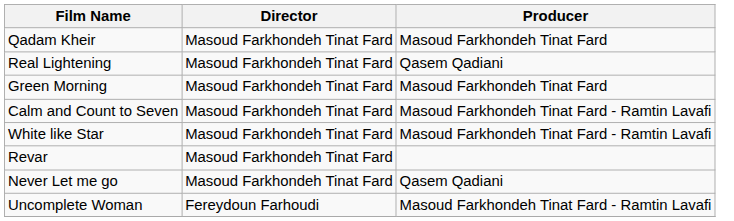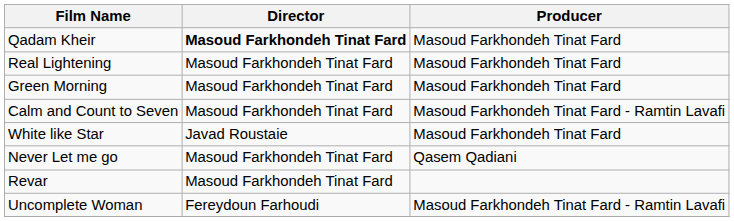(289, 39) normal -> (296, 39) bold
(451, 63) Qasem Qadiani -> (517, 63) Masoud Farkhondeh Tinat Fard
(289, 134) Masoud Farkhondeh Tinat Fard -> (236, 134) Javad Roustaie
(556, 134) Masoud Farkhondeh Tinat Fard - Ramtin Lavafi -> (517, 134) Masoud Farkhondeh Tinat Fard
rows swapped: (63, 181) <-> (28, 157)
